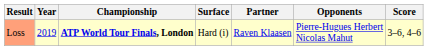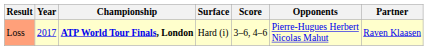columns swapped: (263, 12) <-> (404, 12)
(47, 32) 2019 -> (47, 32) 2017
